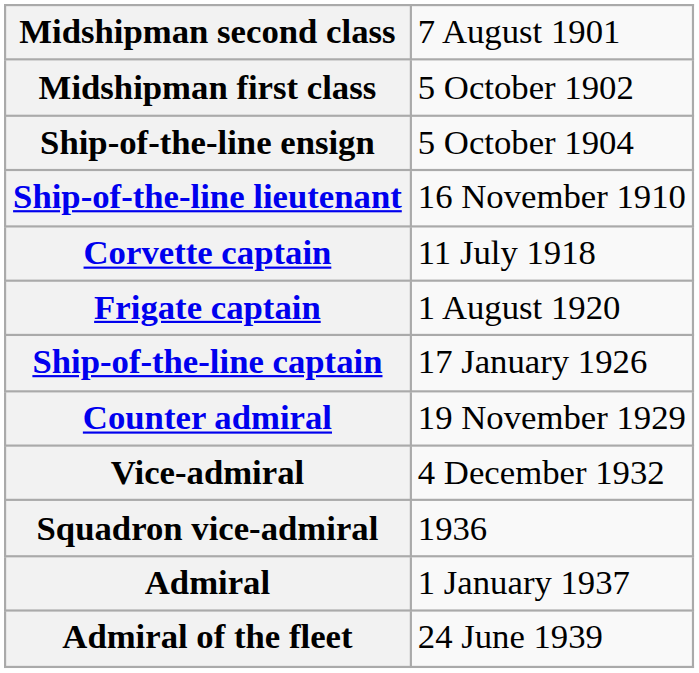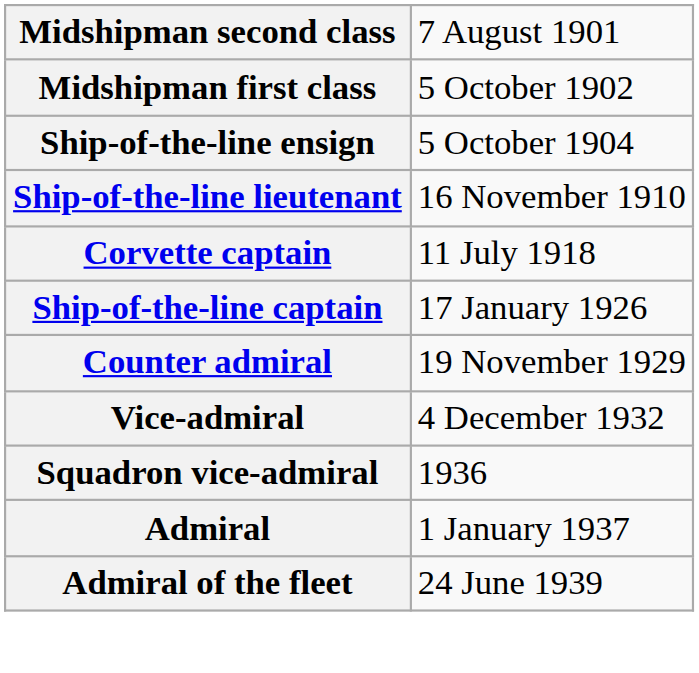- row: (207, 307)
